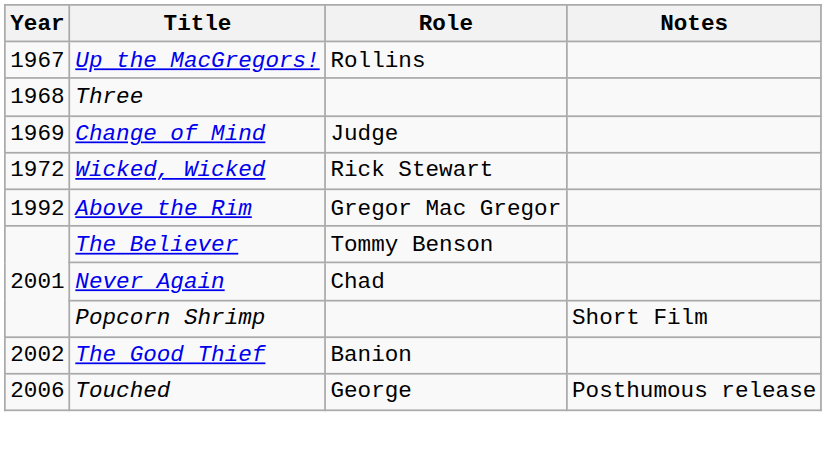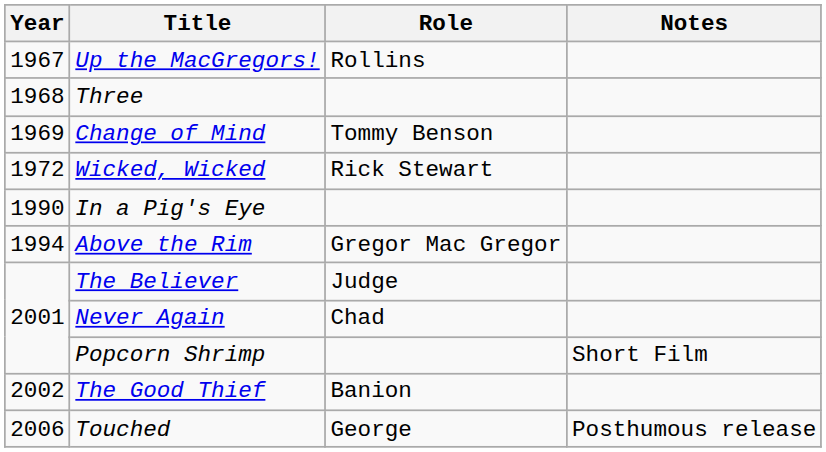(364, 134) Judge -> (412, 134) Tommy Benson
+ row: (170, 208)
(37, 208) 1992 -> (37, 245) 1994
(412, 245) Tommy Benson -> (364, 281) Judge
